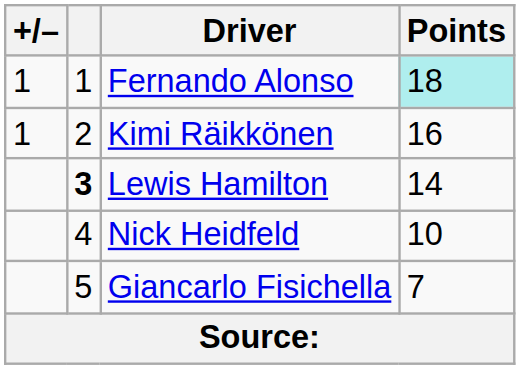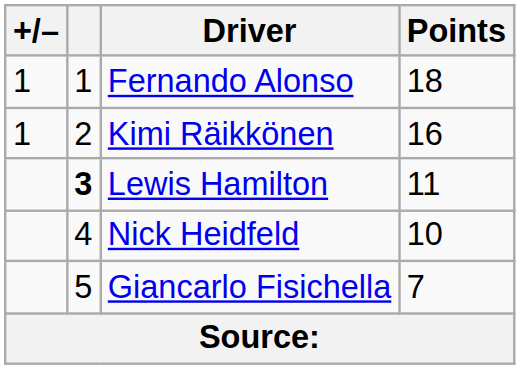(425, 82) paleturquoise background -> (425, 82) no background
(425, 184) 14 -> (424, 184) 11
